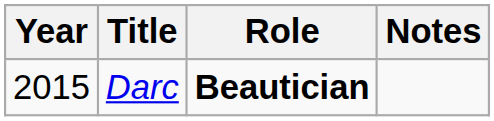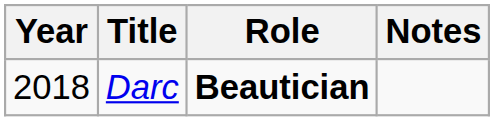(51, 86) 2015 -> (51, 86) 2018
